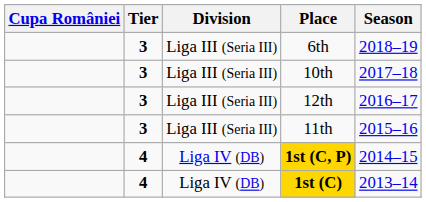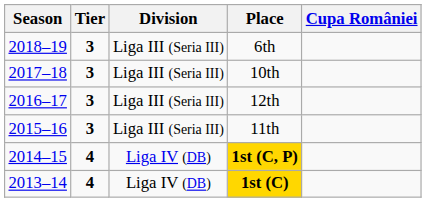columns swapped: (388, 18) <-> (64, 18)
